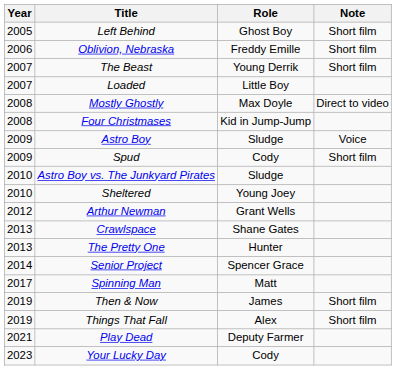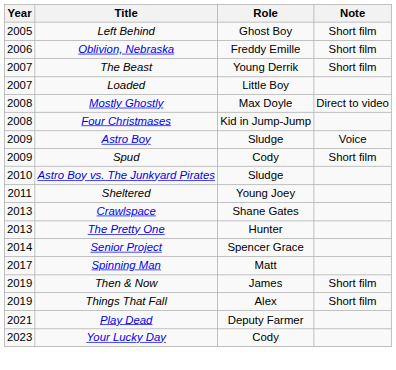(20, 193) 2010 -> (20, 193) 2011
- row: (126, 211)
